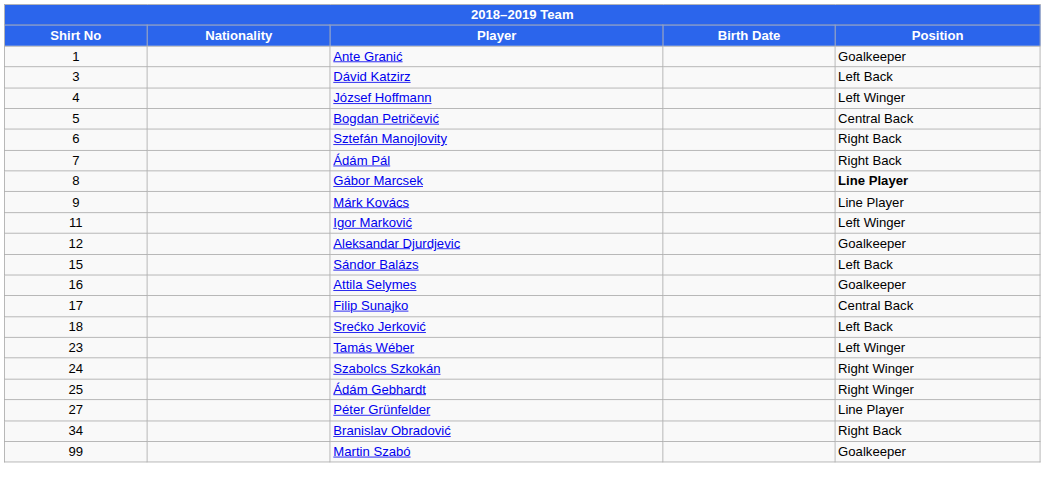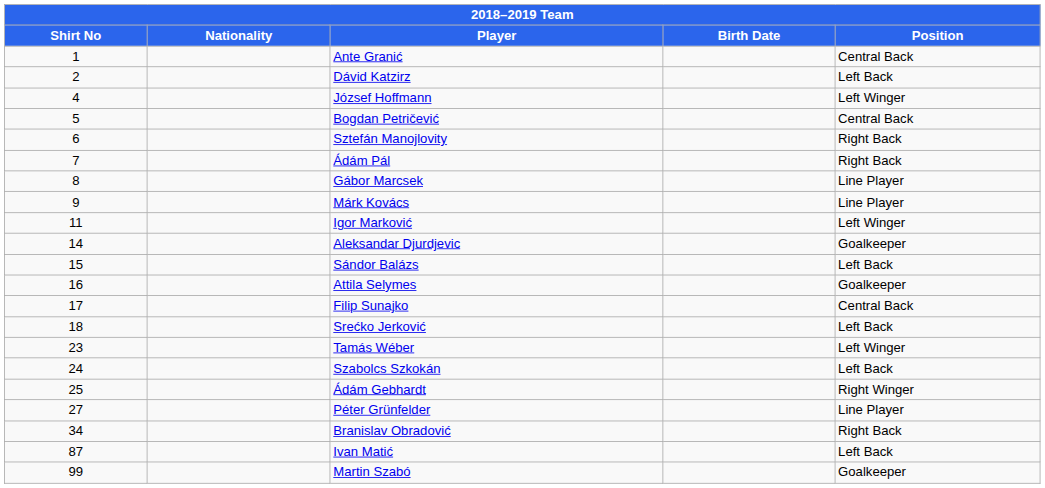(872, 56) Goalkeeper -> (876, 56) Central Back
(76, 77) 3 -> (76, 77) 2
(873, 181) bold -> (871, 181) normal
(76, 243) 12 -> (76, 243) 14
(876, 368) Right Winger -> (865, 368) Left Back
+ row: (363, 451)
